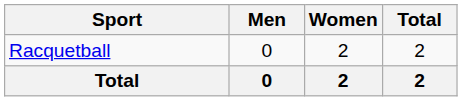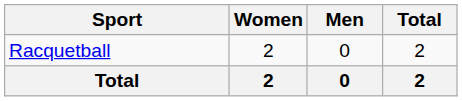columns swapped: (267, 19) <-> (343, 19)
